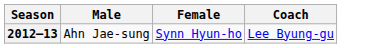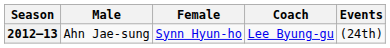+ column: (361, 14)
